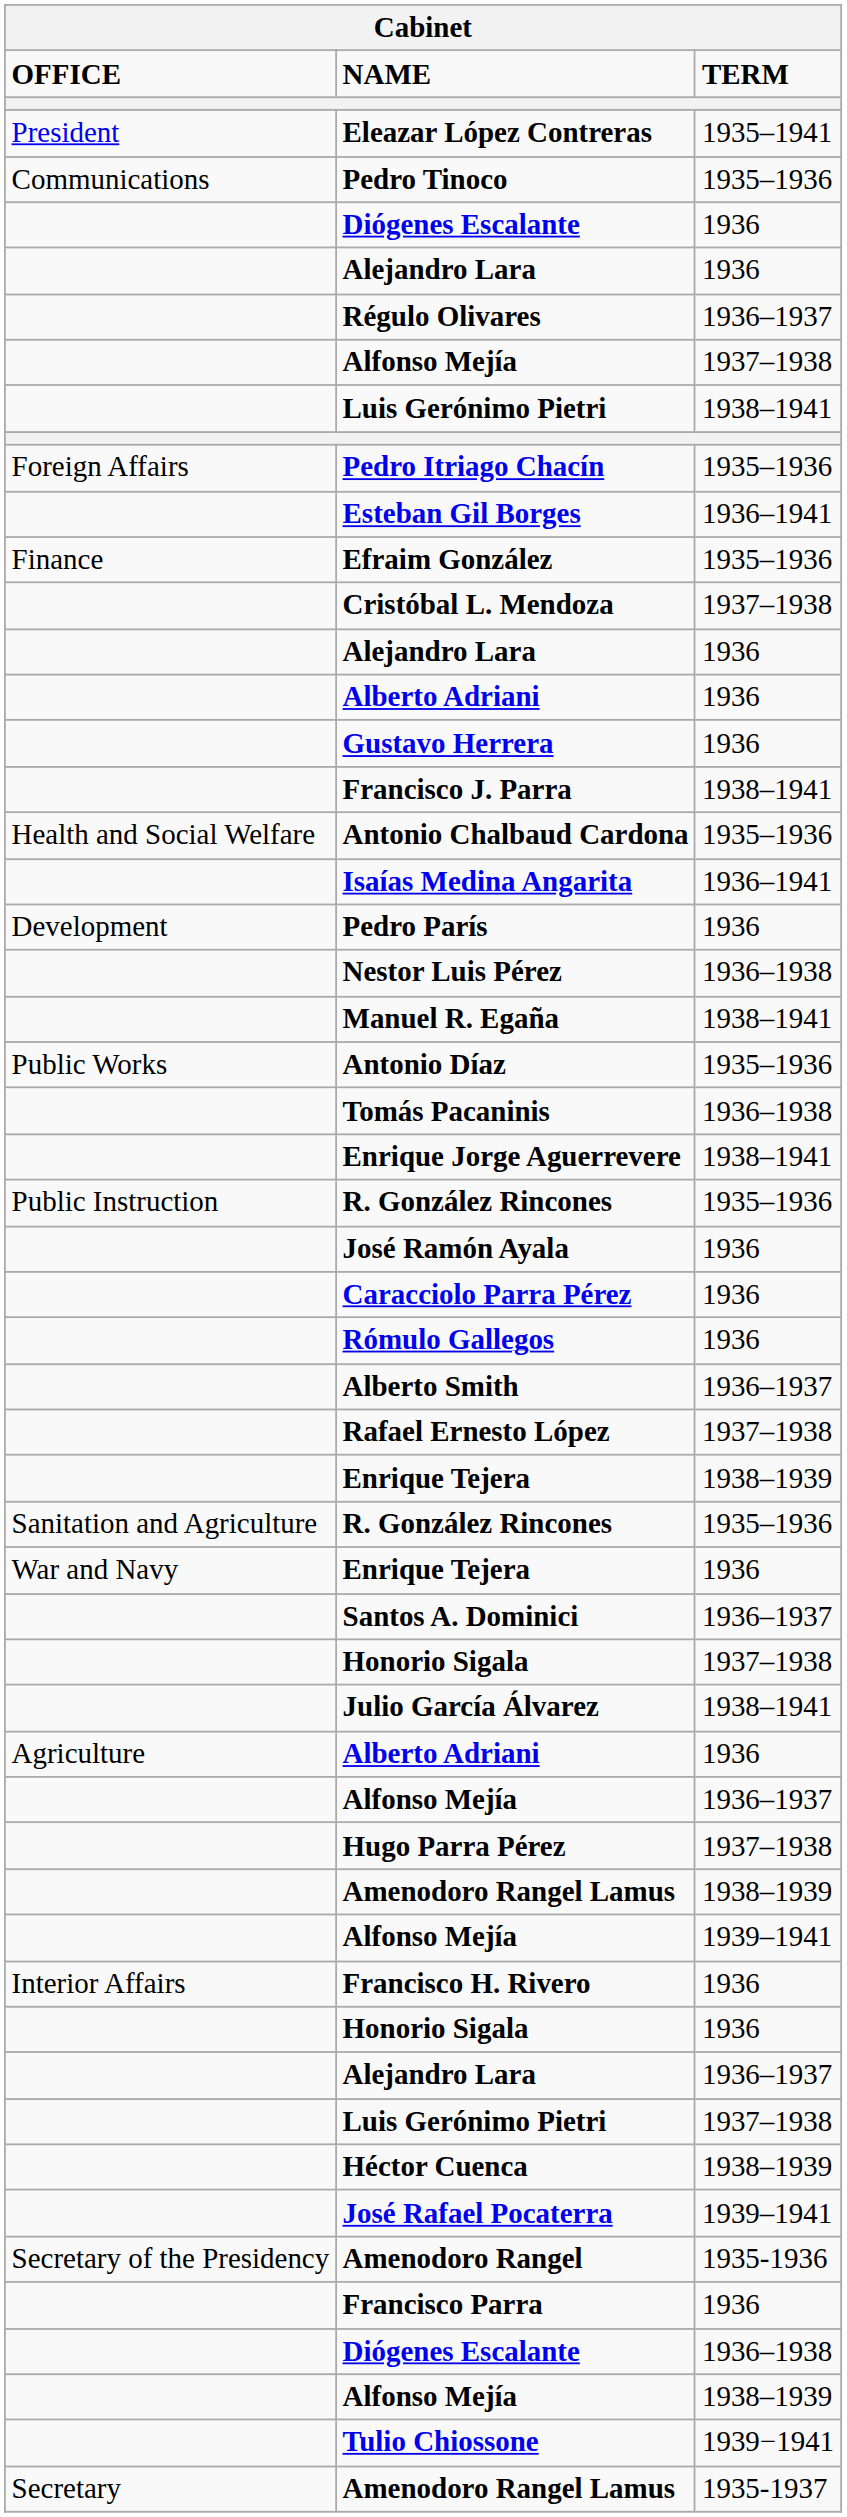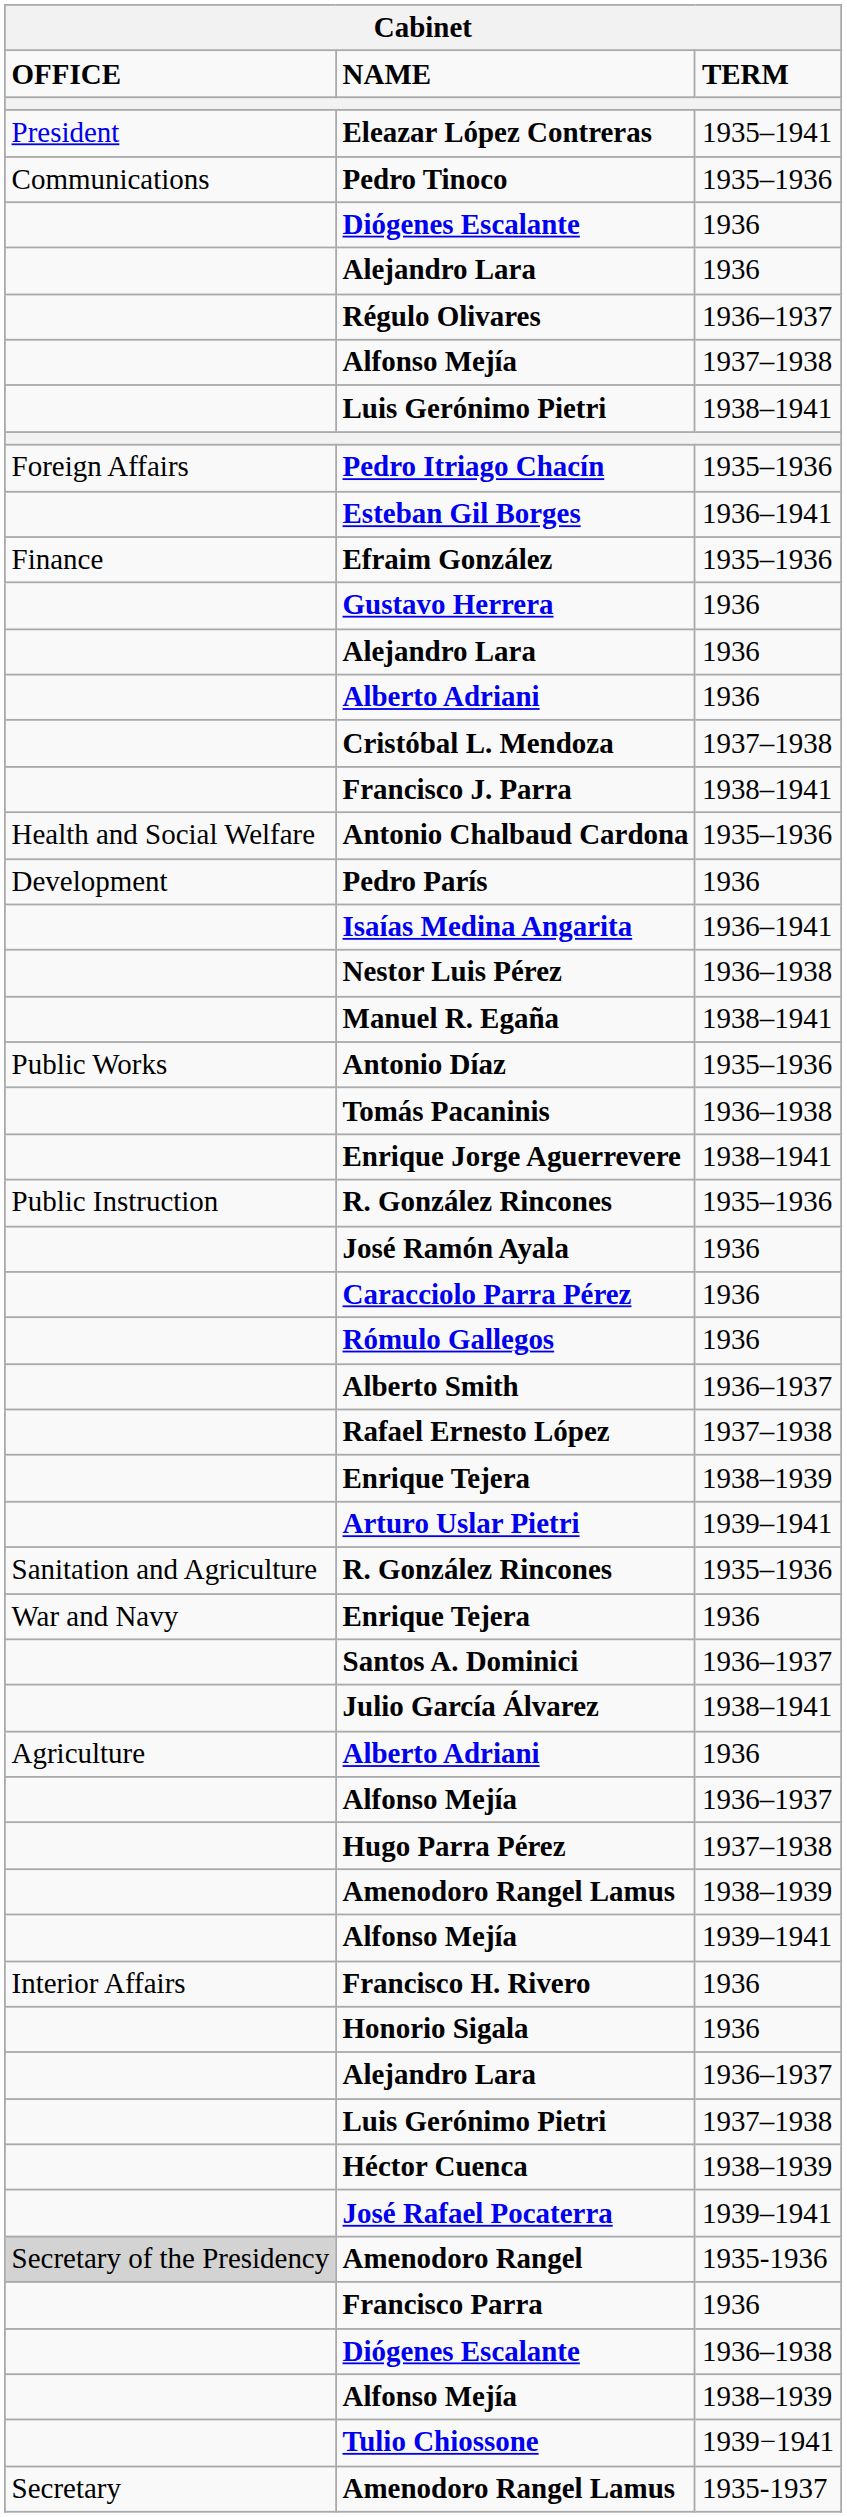rows swapped: (448, 743) <-> (478, 605)
rows swapped: (487, 880) <-> (415, 926)
+ row: (461, 1523)
- row: (435, 1661)
(170, 2258) no background -> (170, 2258) lightgrey background
